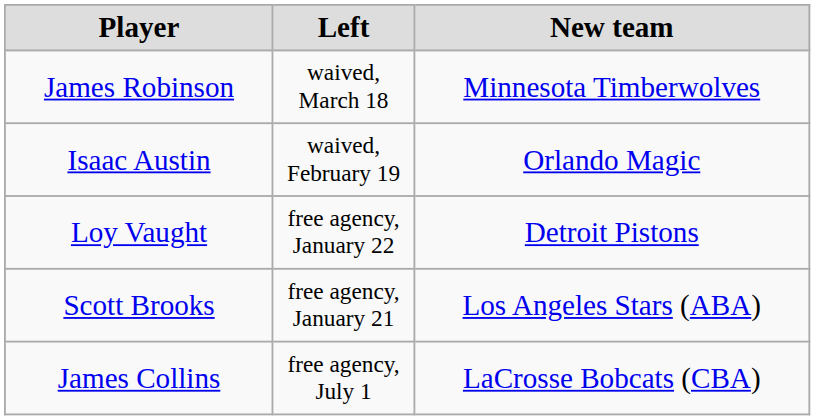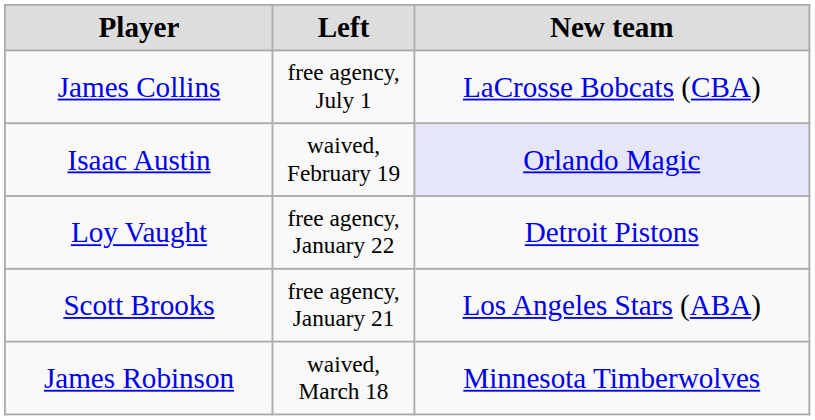rows swapped: (139, 378) <-> (139, 87)
(612, 159) no background -> (612, 159) lavender background
